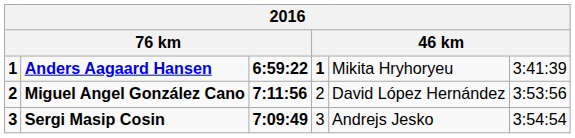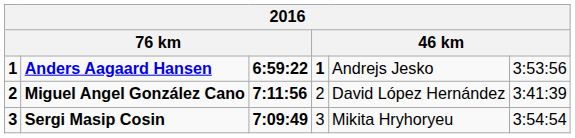(393, 68) Mikita Hryhoryeu -> (383, 68) Andrejs Jesko
(540, 68) 3:41:39 -> (540, 68) 3:53:56
(540, 94) 3:53:56 -> (540, 94) 3:41:39
(383, 119) Andrejs Jesko -> (393, 119) Mikita Hryhoryeu
